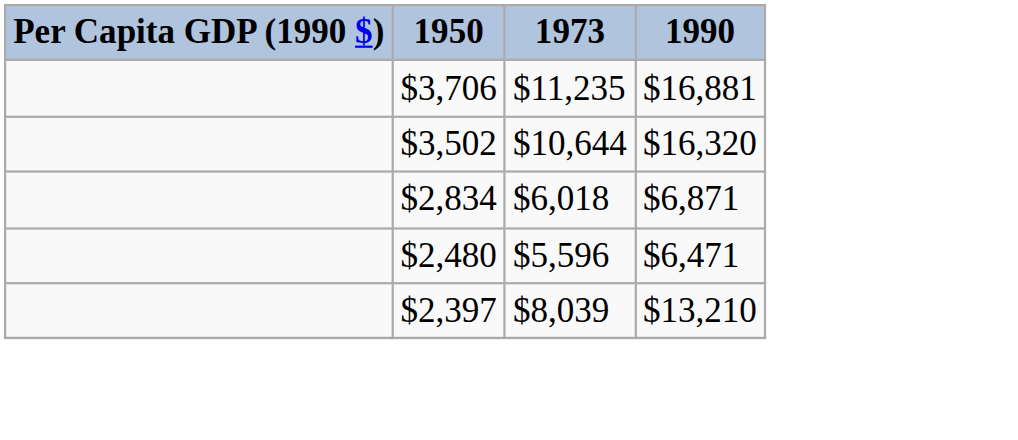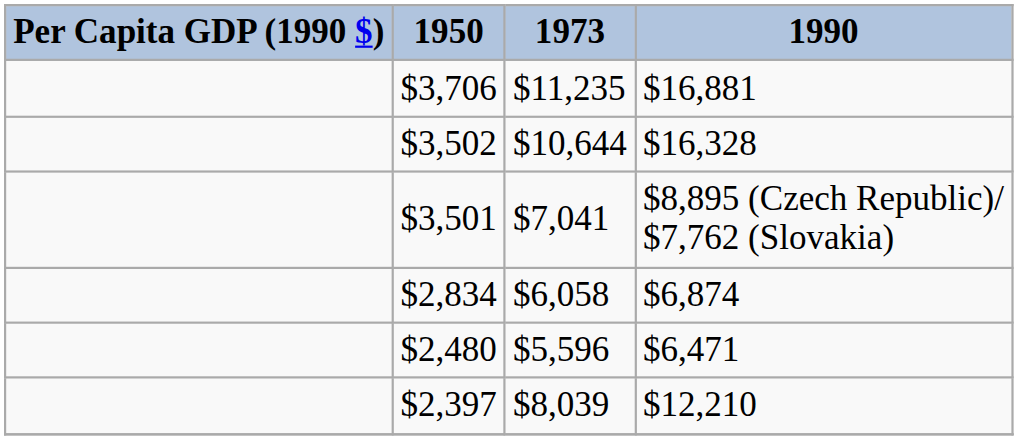(700, 143) $16,320 -> (700, 143) $16,328
+ row: (449, 218)
(561, 198) $6,018 -> (561, 293) $6,058
(691, 198) $6,871 -> (691, 293) $6,874
(700, 310) $13,210 -> (700, 405) $12,210
